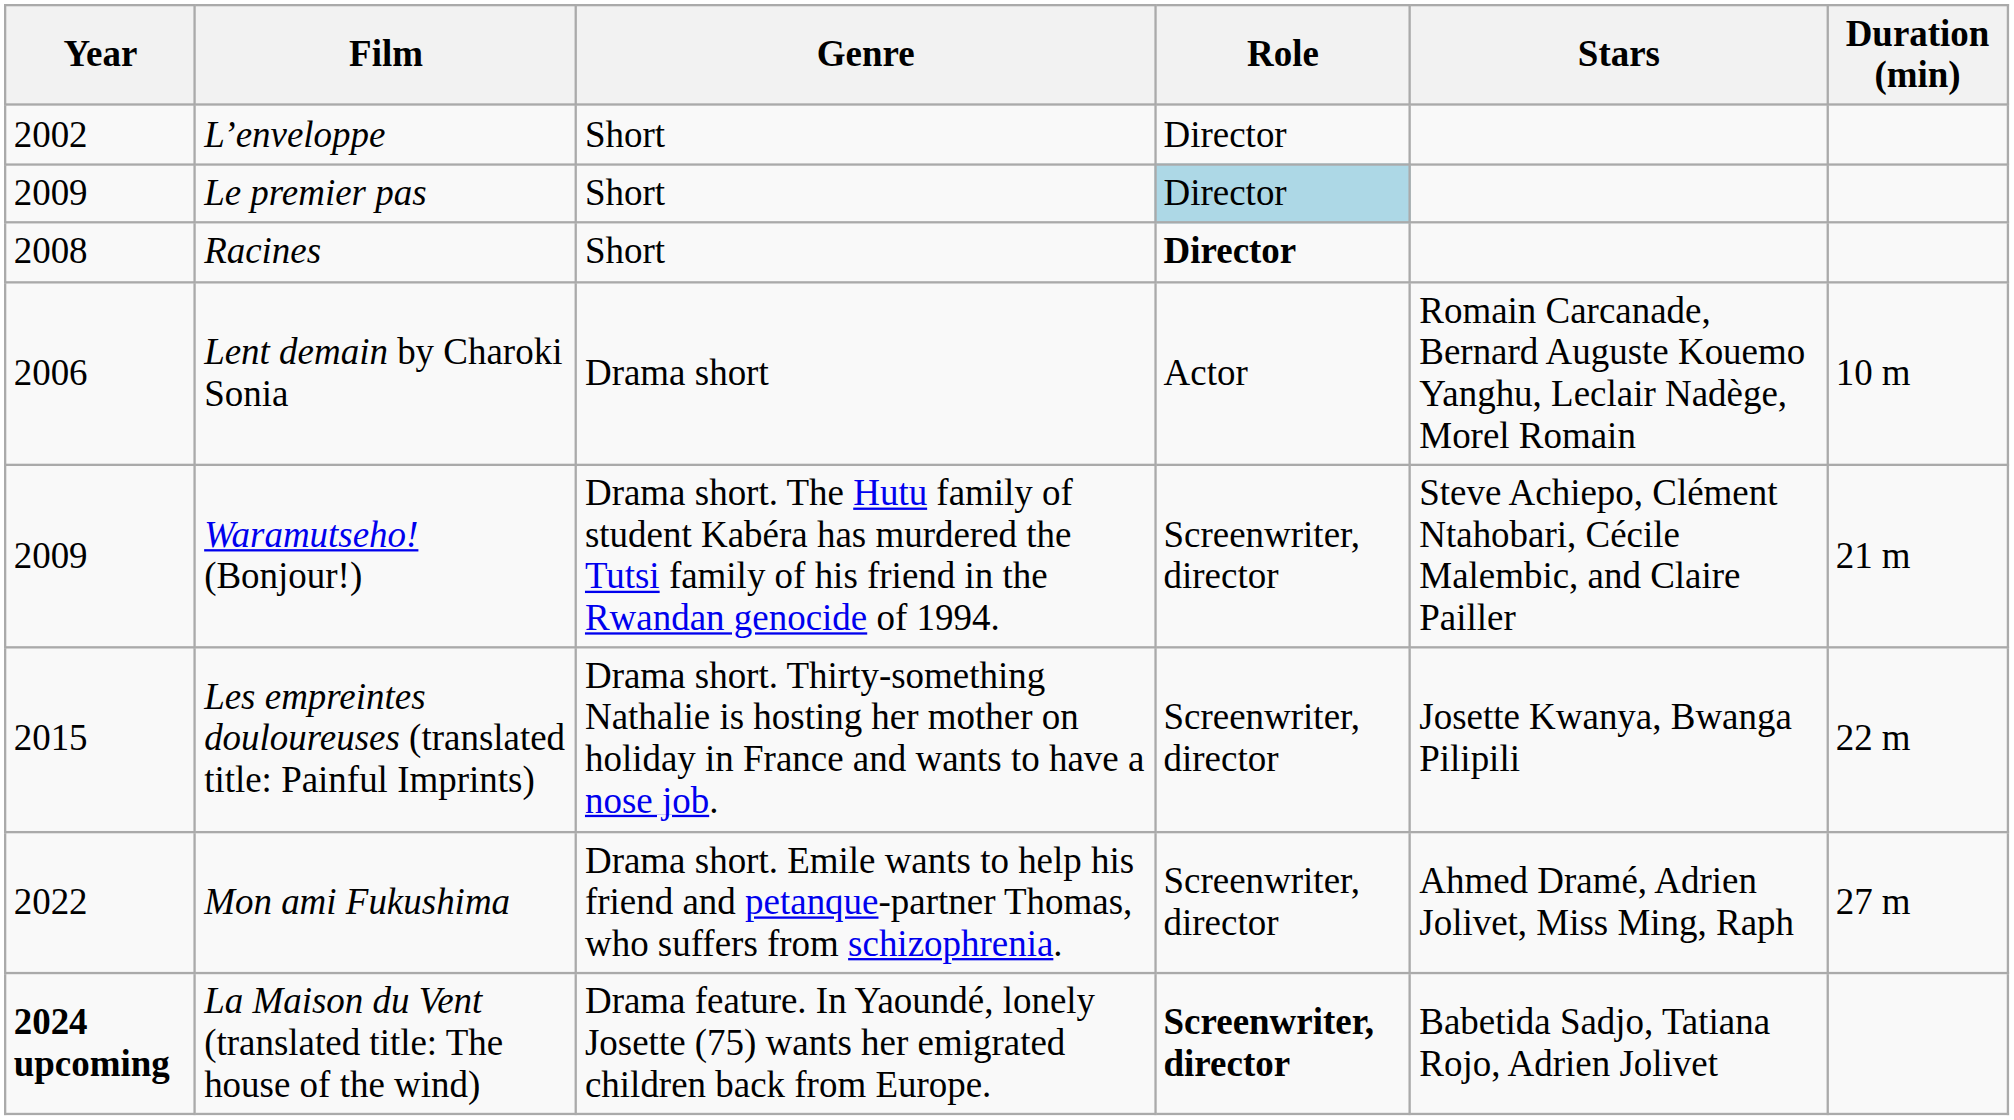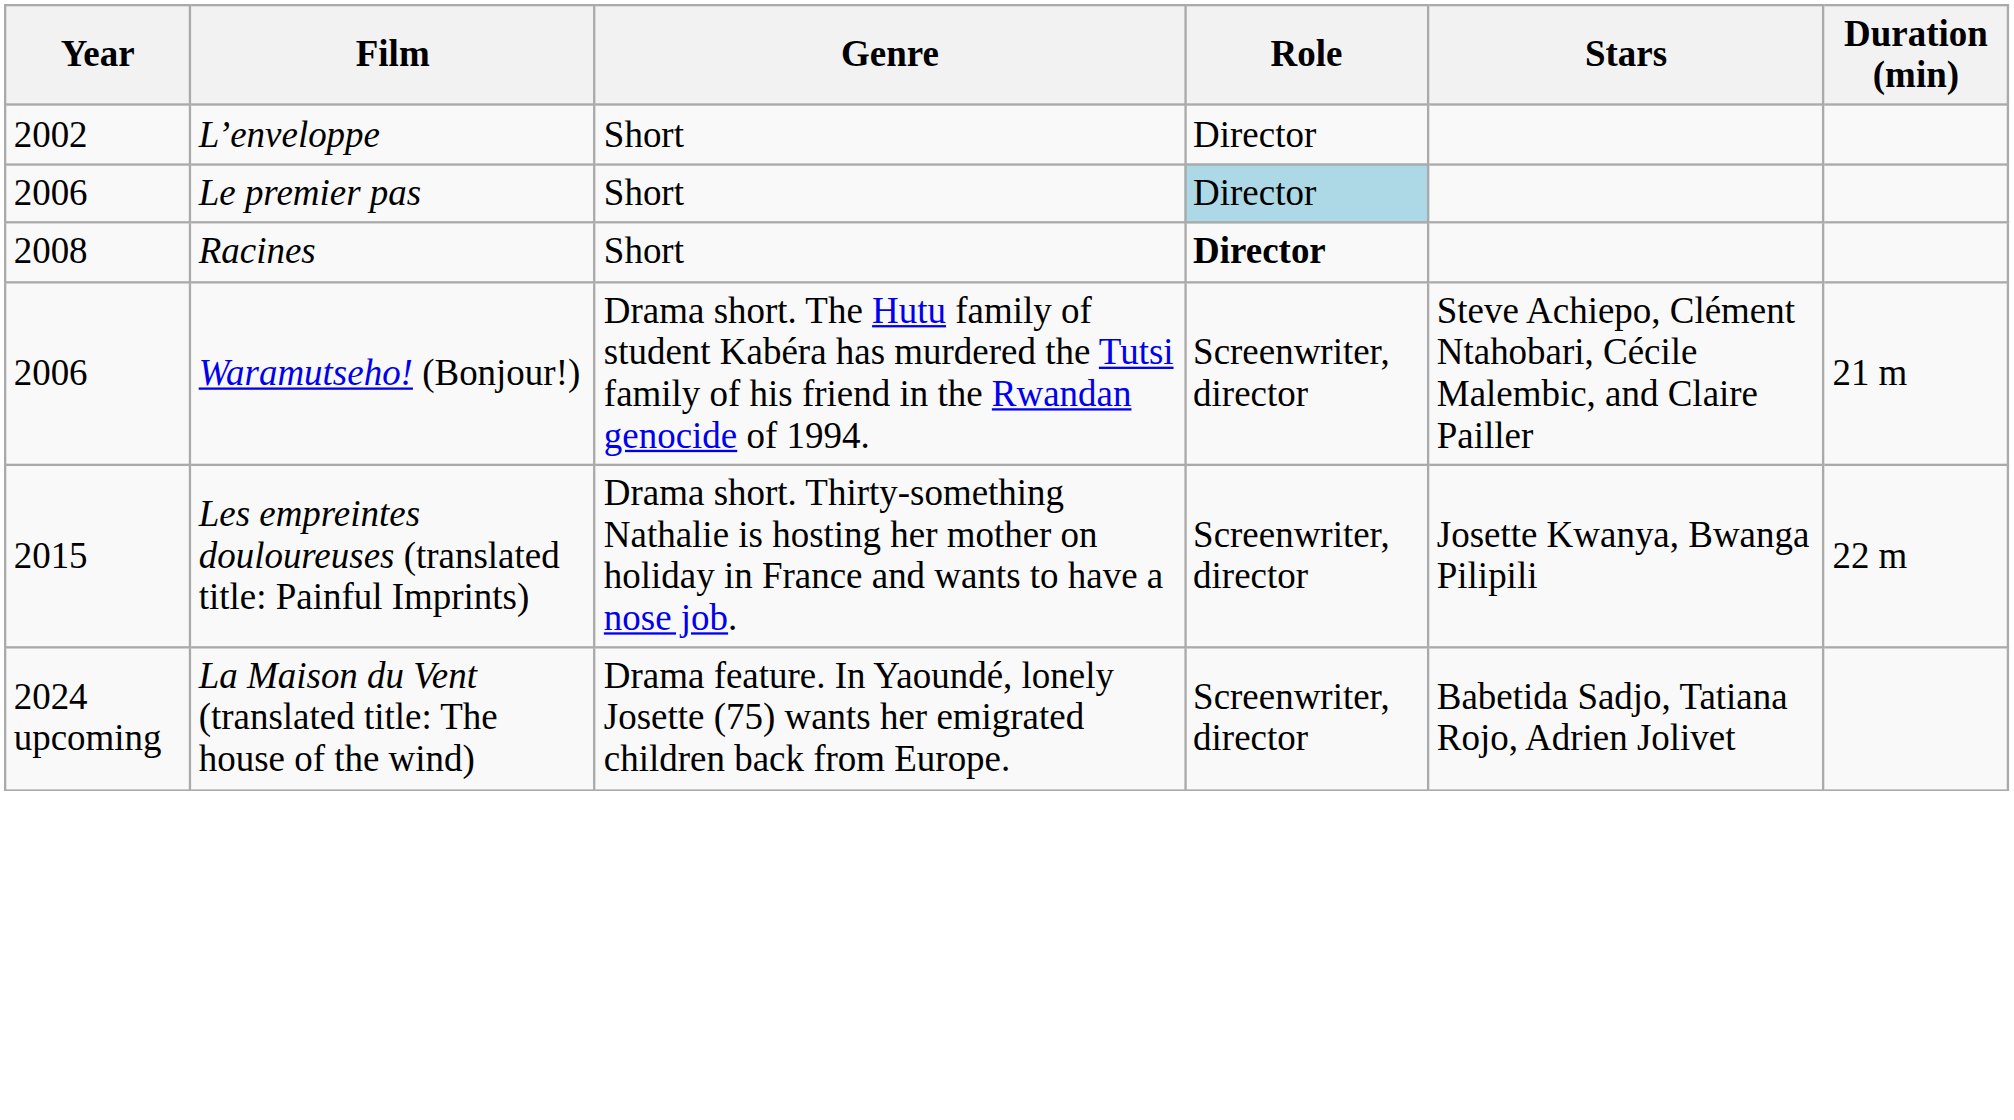(51, 192) 2009 -> (51, 192) 2006
- row: (383, 372)
(51, 555) 2009 -> (51, 372) 2006
- row: (357, 901)
(92, 1043) bold -> (88, 718) normal
(1269, 1043) bold -> (1291, 718) normal
